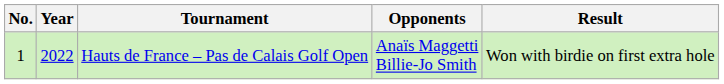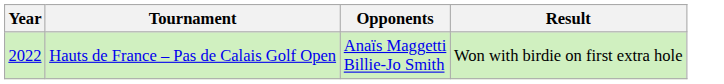- column: (21, 18)
